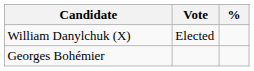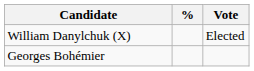columns swapped: (196, 14) <-> (234, 14)
